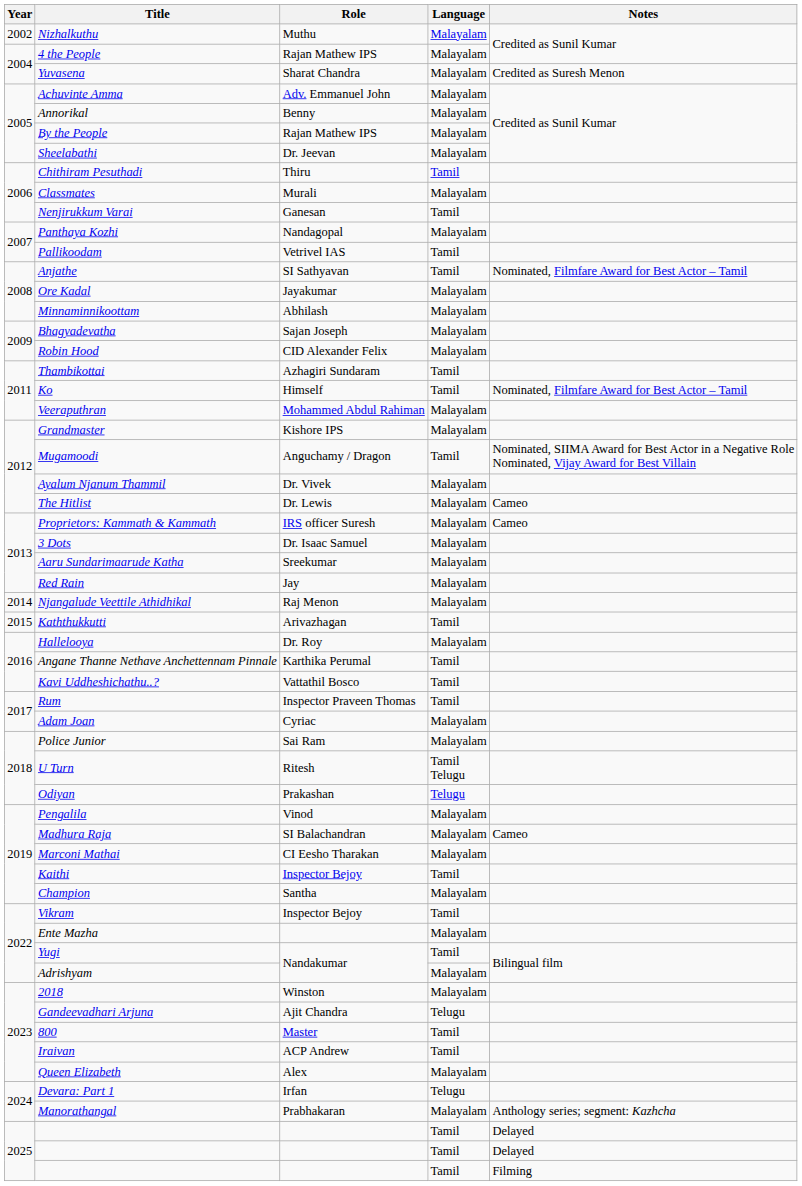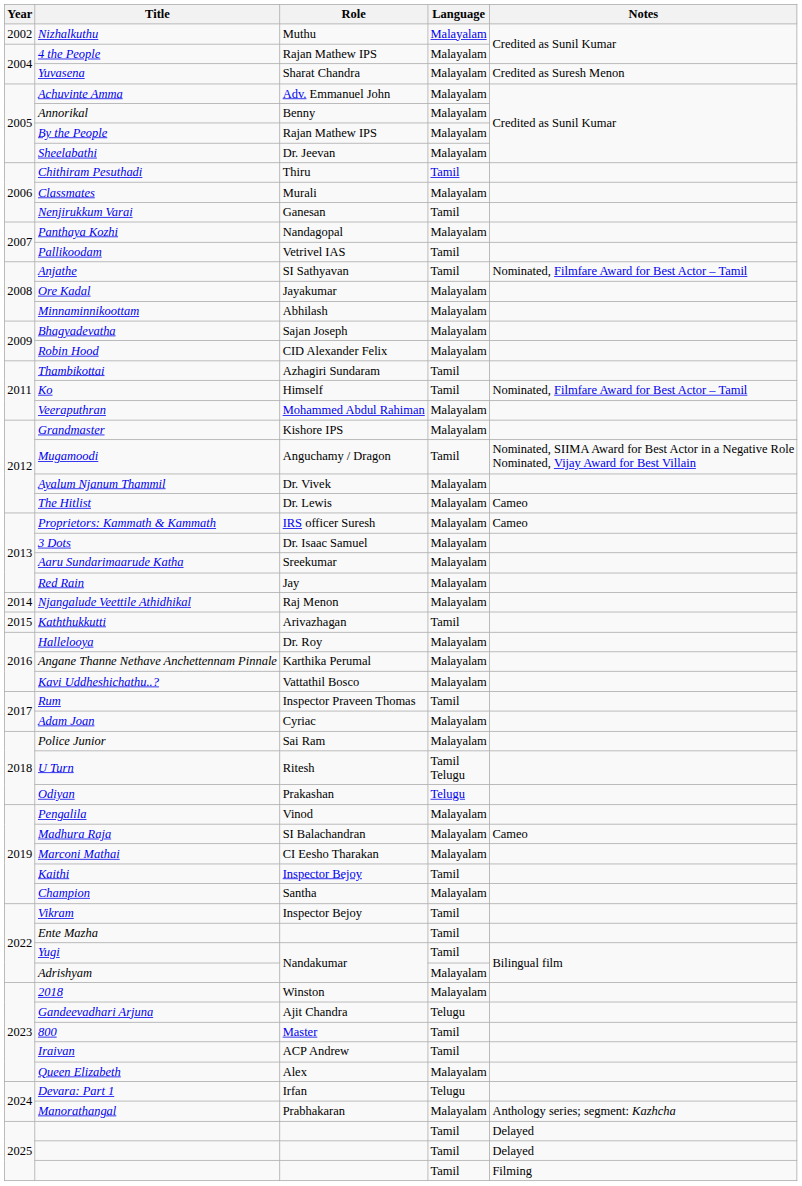(445, 661) Tamil -> (459, 661) Malayalam
(445, 681) Tamil -> (459, 681) Malayalam
(459, 933) Malayalam -> (445, 933) Tamil
